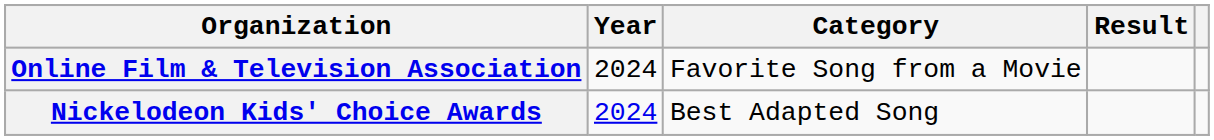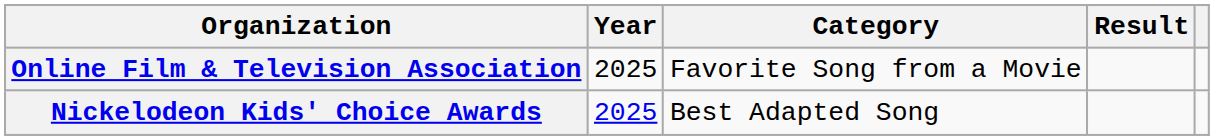(626, 70) 2024 -> (626, 70) 2025
(626, 113) 2024 -> (626, 113) 2025
